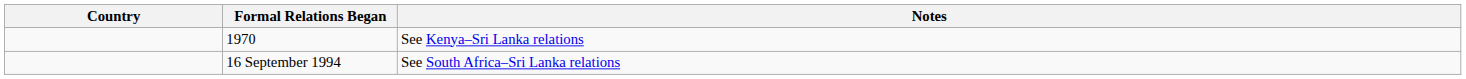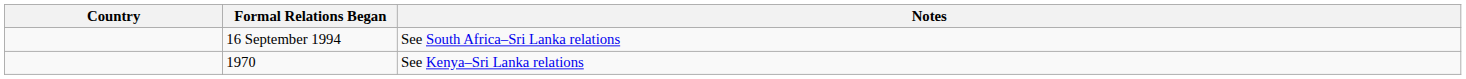rows swapped: (241, 39) <-> (284, 62)
